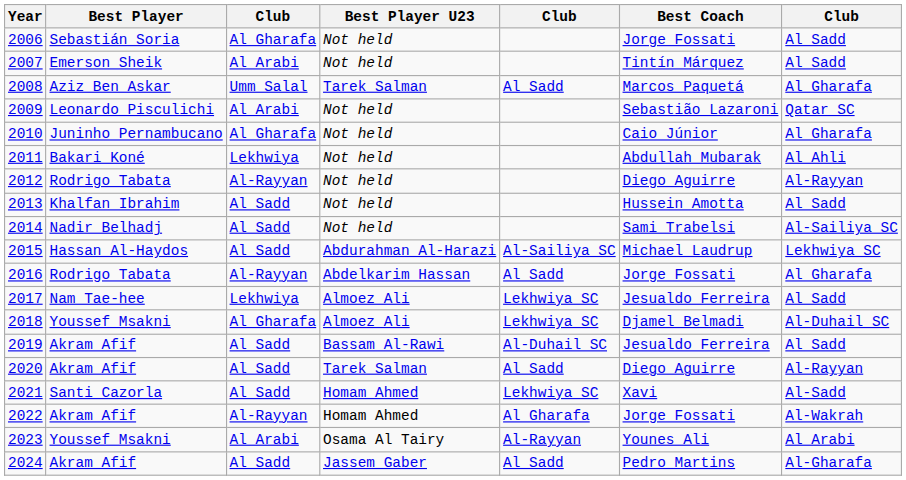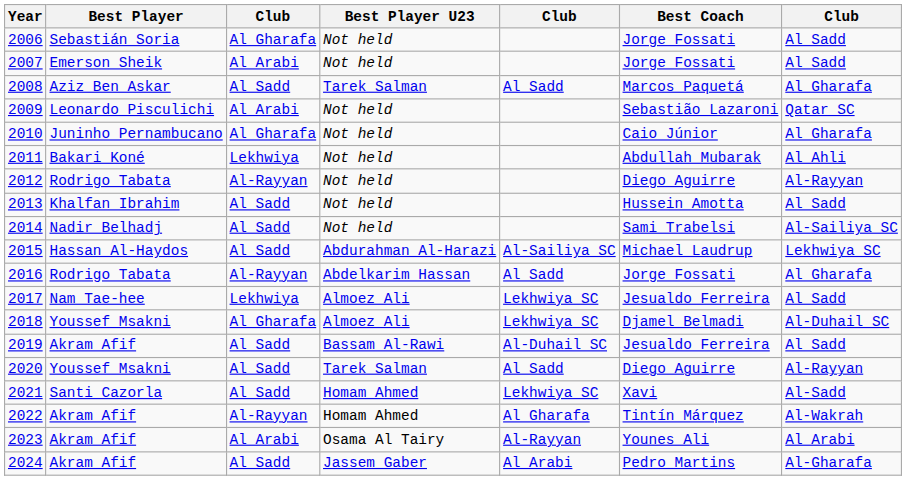(683, 63) Tintín Márquez -> (679, 63) Jorge Fossati
(269, 87) Umm Salal -> (260, 87) Al Sadd
(93, 369) Akram Afif -> (110, 369) Youssef Msakni
(679, 416) Jorge Fossati -> (683, 416) Tintín Márquez
(110, 440) Youssef Msakni -> (93, 440) Akram Afif
(533, 463) Al Sadd -> (538, 463) Al Arabi
